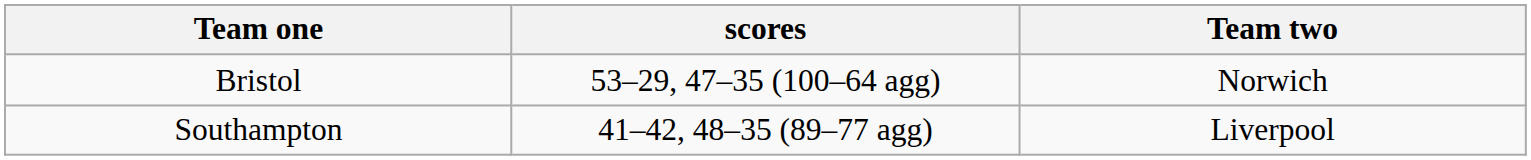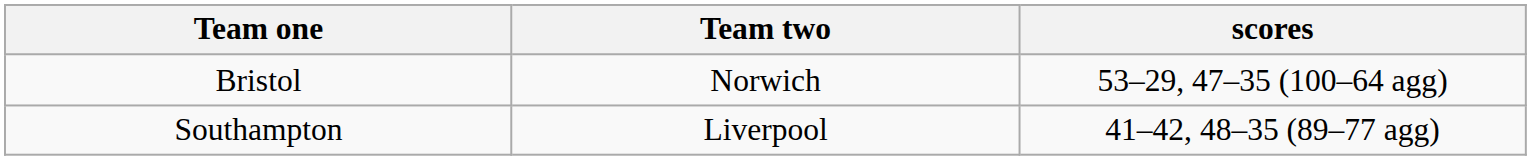columns swapped: (1273, 29) <-> (766, 29)
